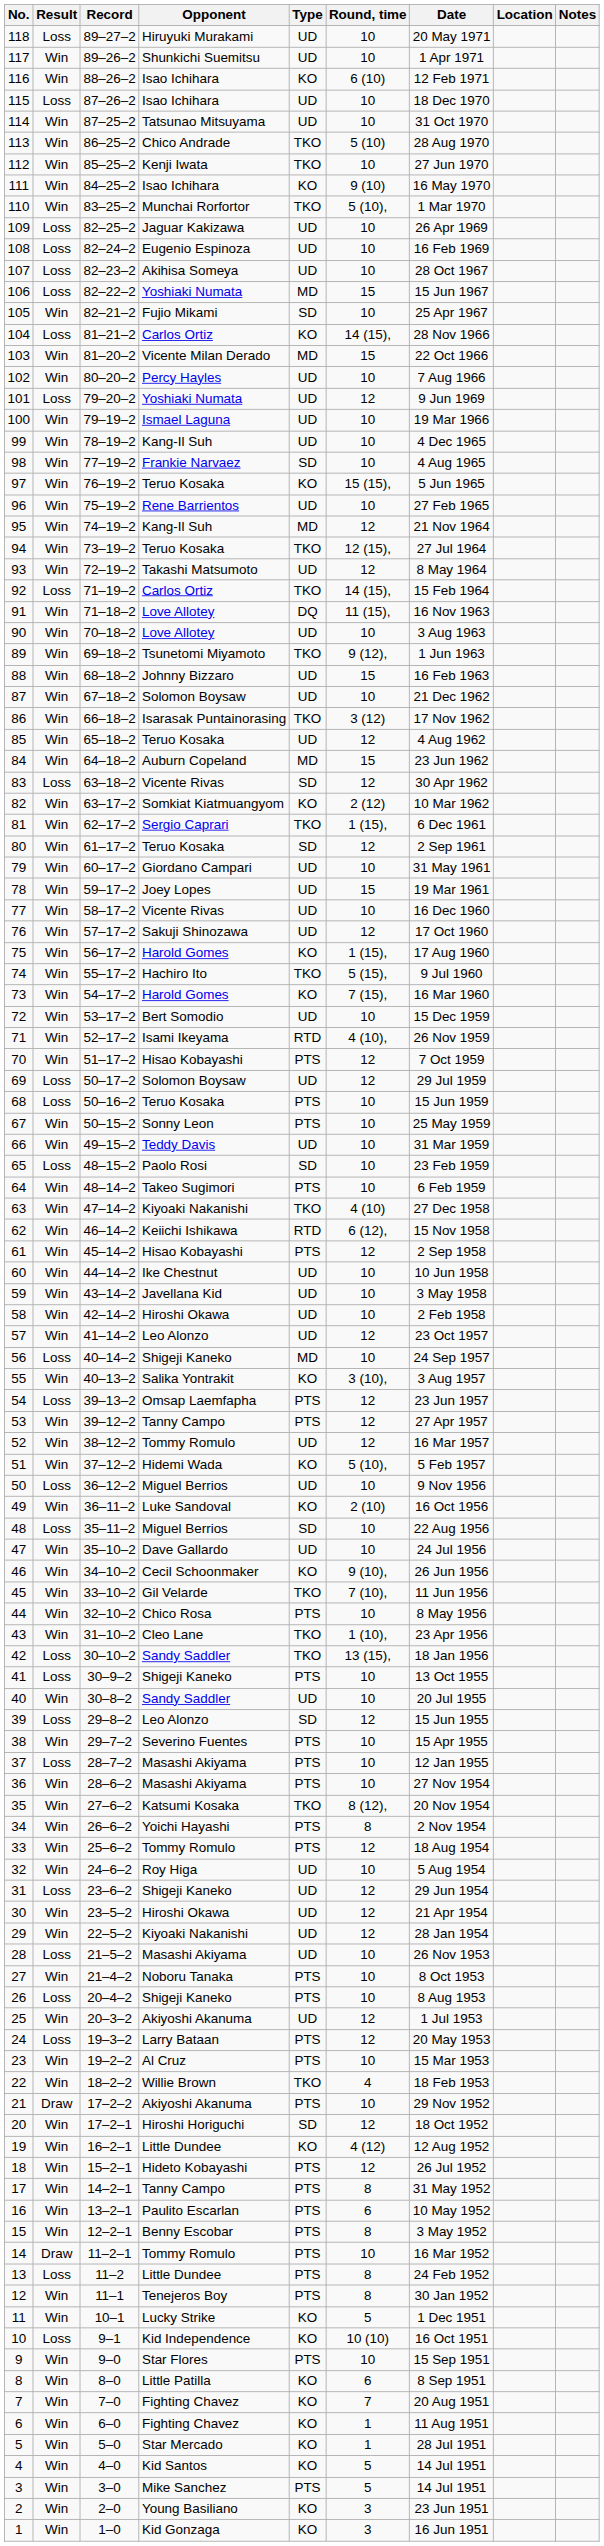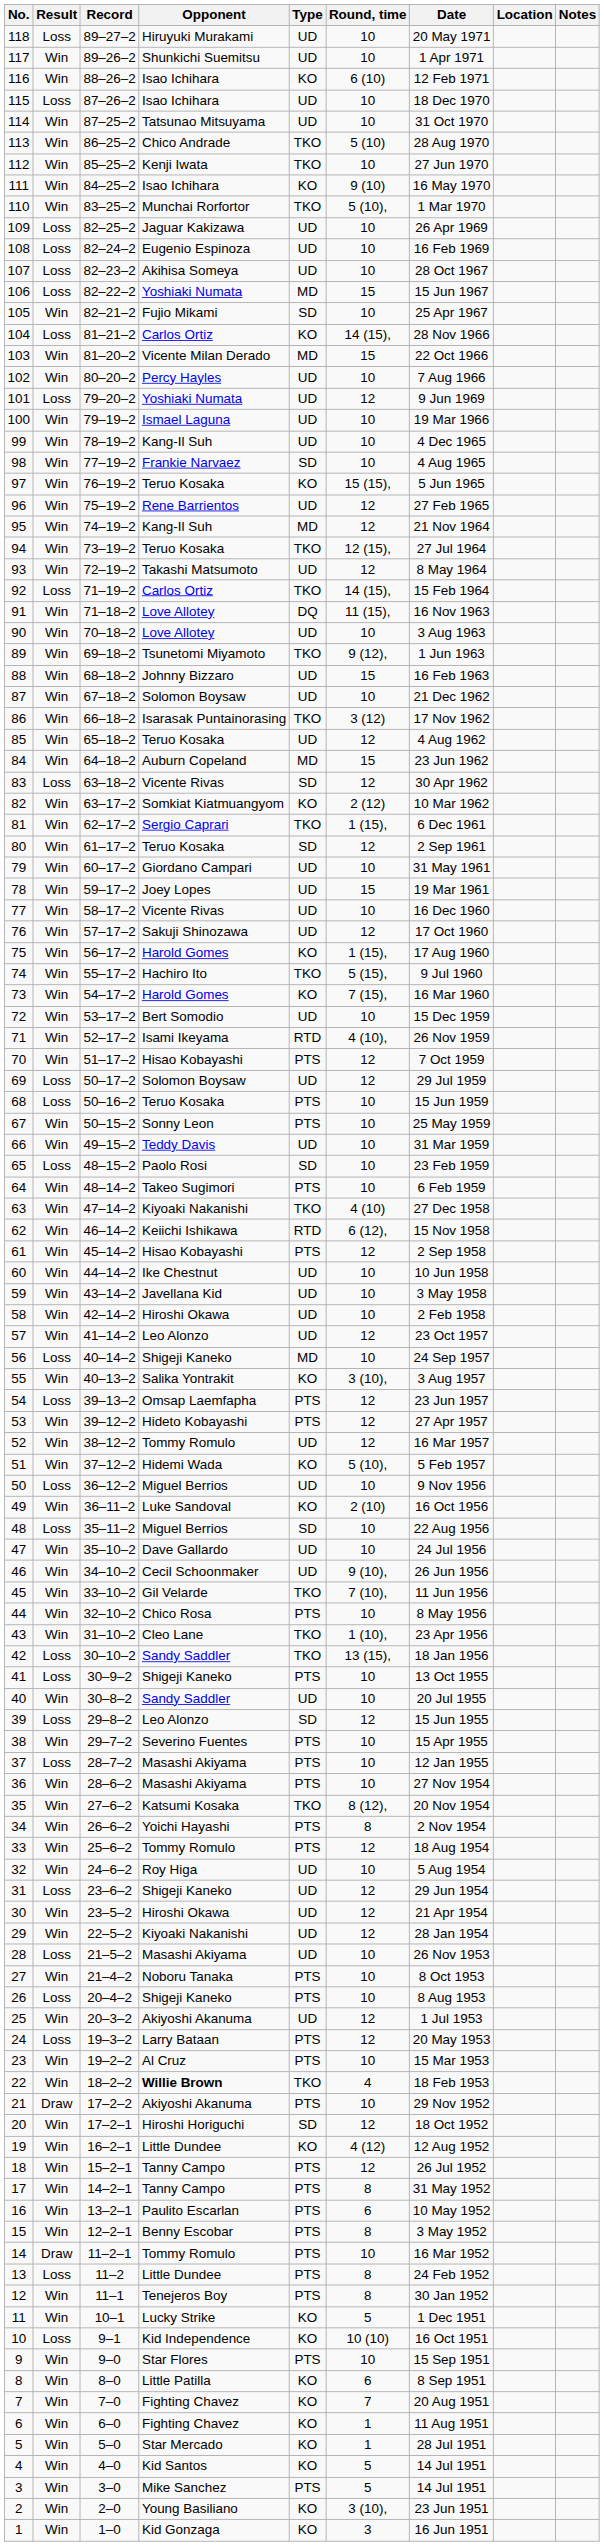(368, 505) 10 -> (368, 505) 12
(183, 1421) Tanny Campo -> (195, 1421) Hideto Kobayashi
(308, 1571) KO -> (308, 1571) UD
(179, 2082) normal -> (182, 2082) bold
(195, 2167) Hideto Kobayashi -> (183, 2167) Tanny Campo
(368, 2509) 3 -> (368, 2509) 3 (10),
